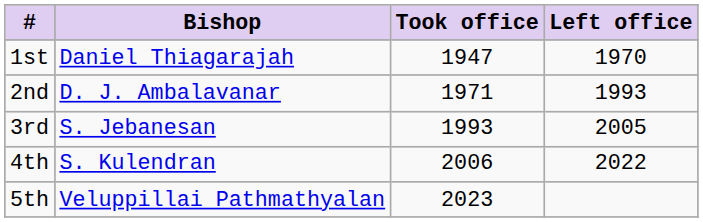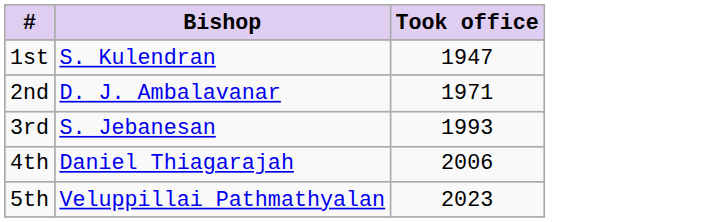- column: (621, 23)
(177, 58) Daniel Thiagarajah -> (138, 58) S. Kulendran
(138, 164) S. Kulendran -> (177, 164) Daniel Thiagarajah
